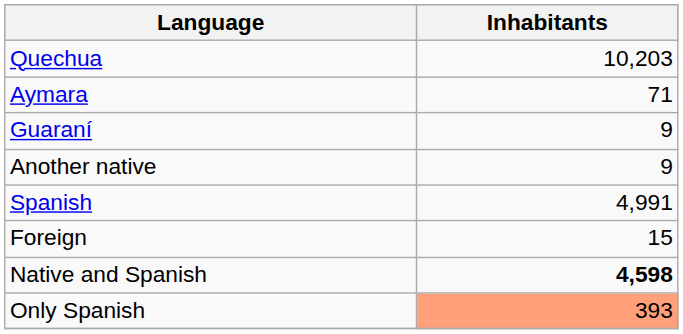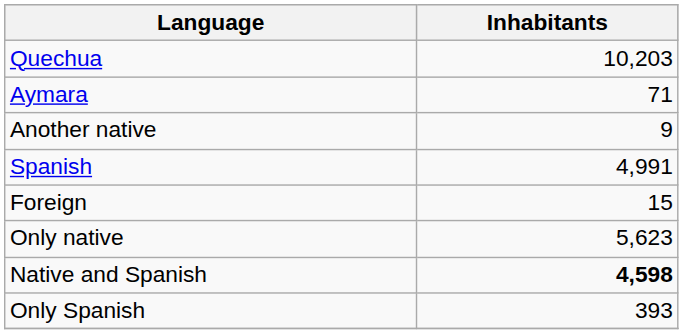- row: (51, 130)
+ row: (67, 238)
(654, 310) lightsalmon background -> (654, 310) no background
